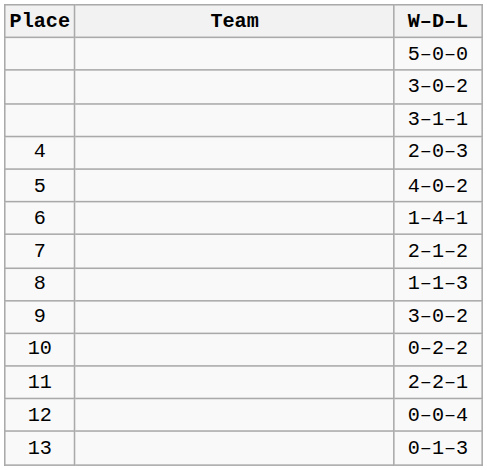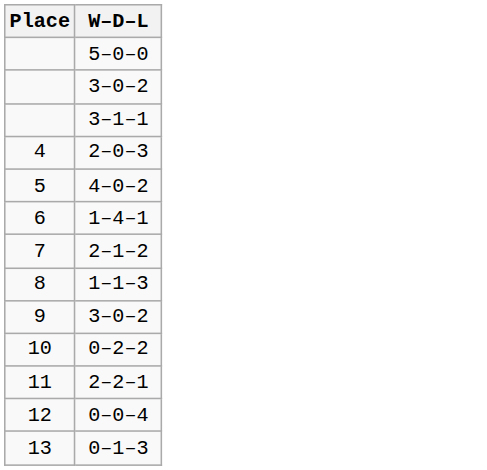- column: (235, 21)
